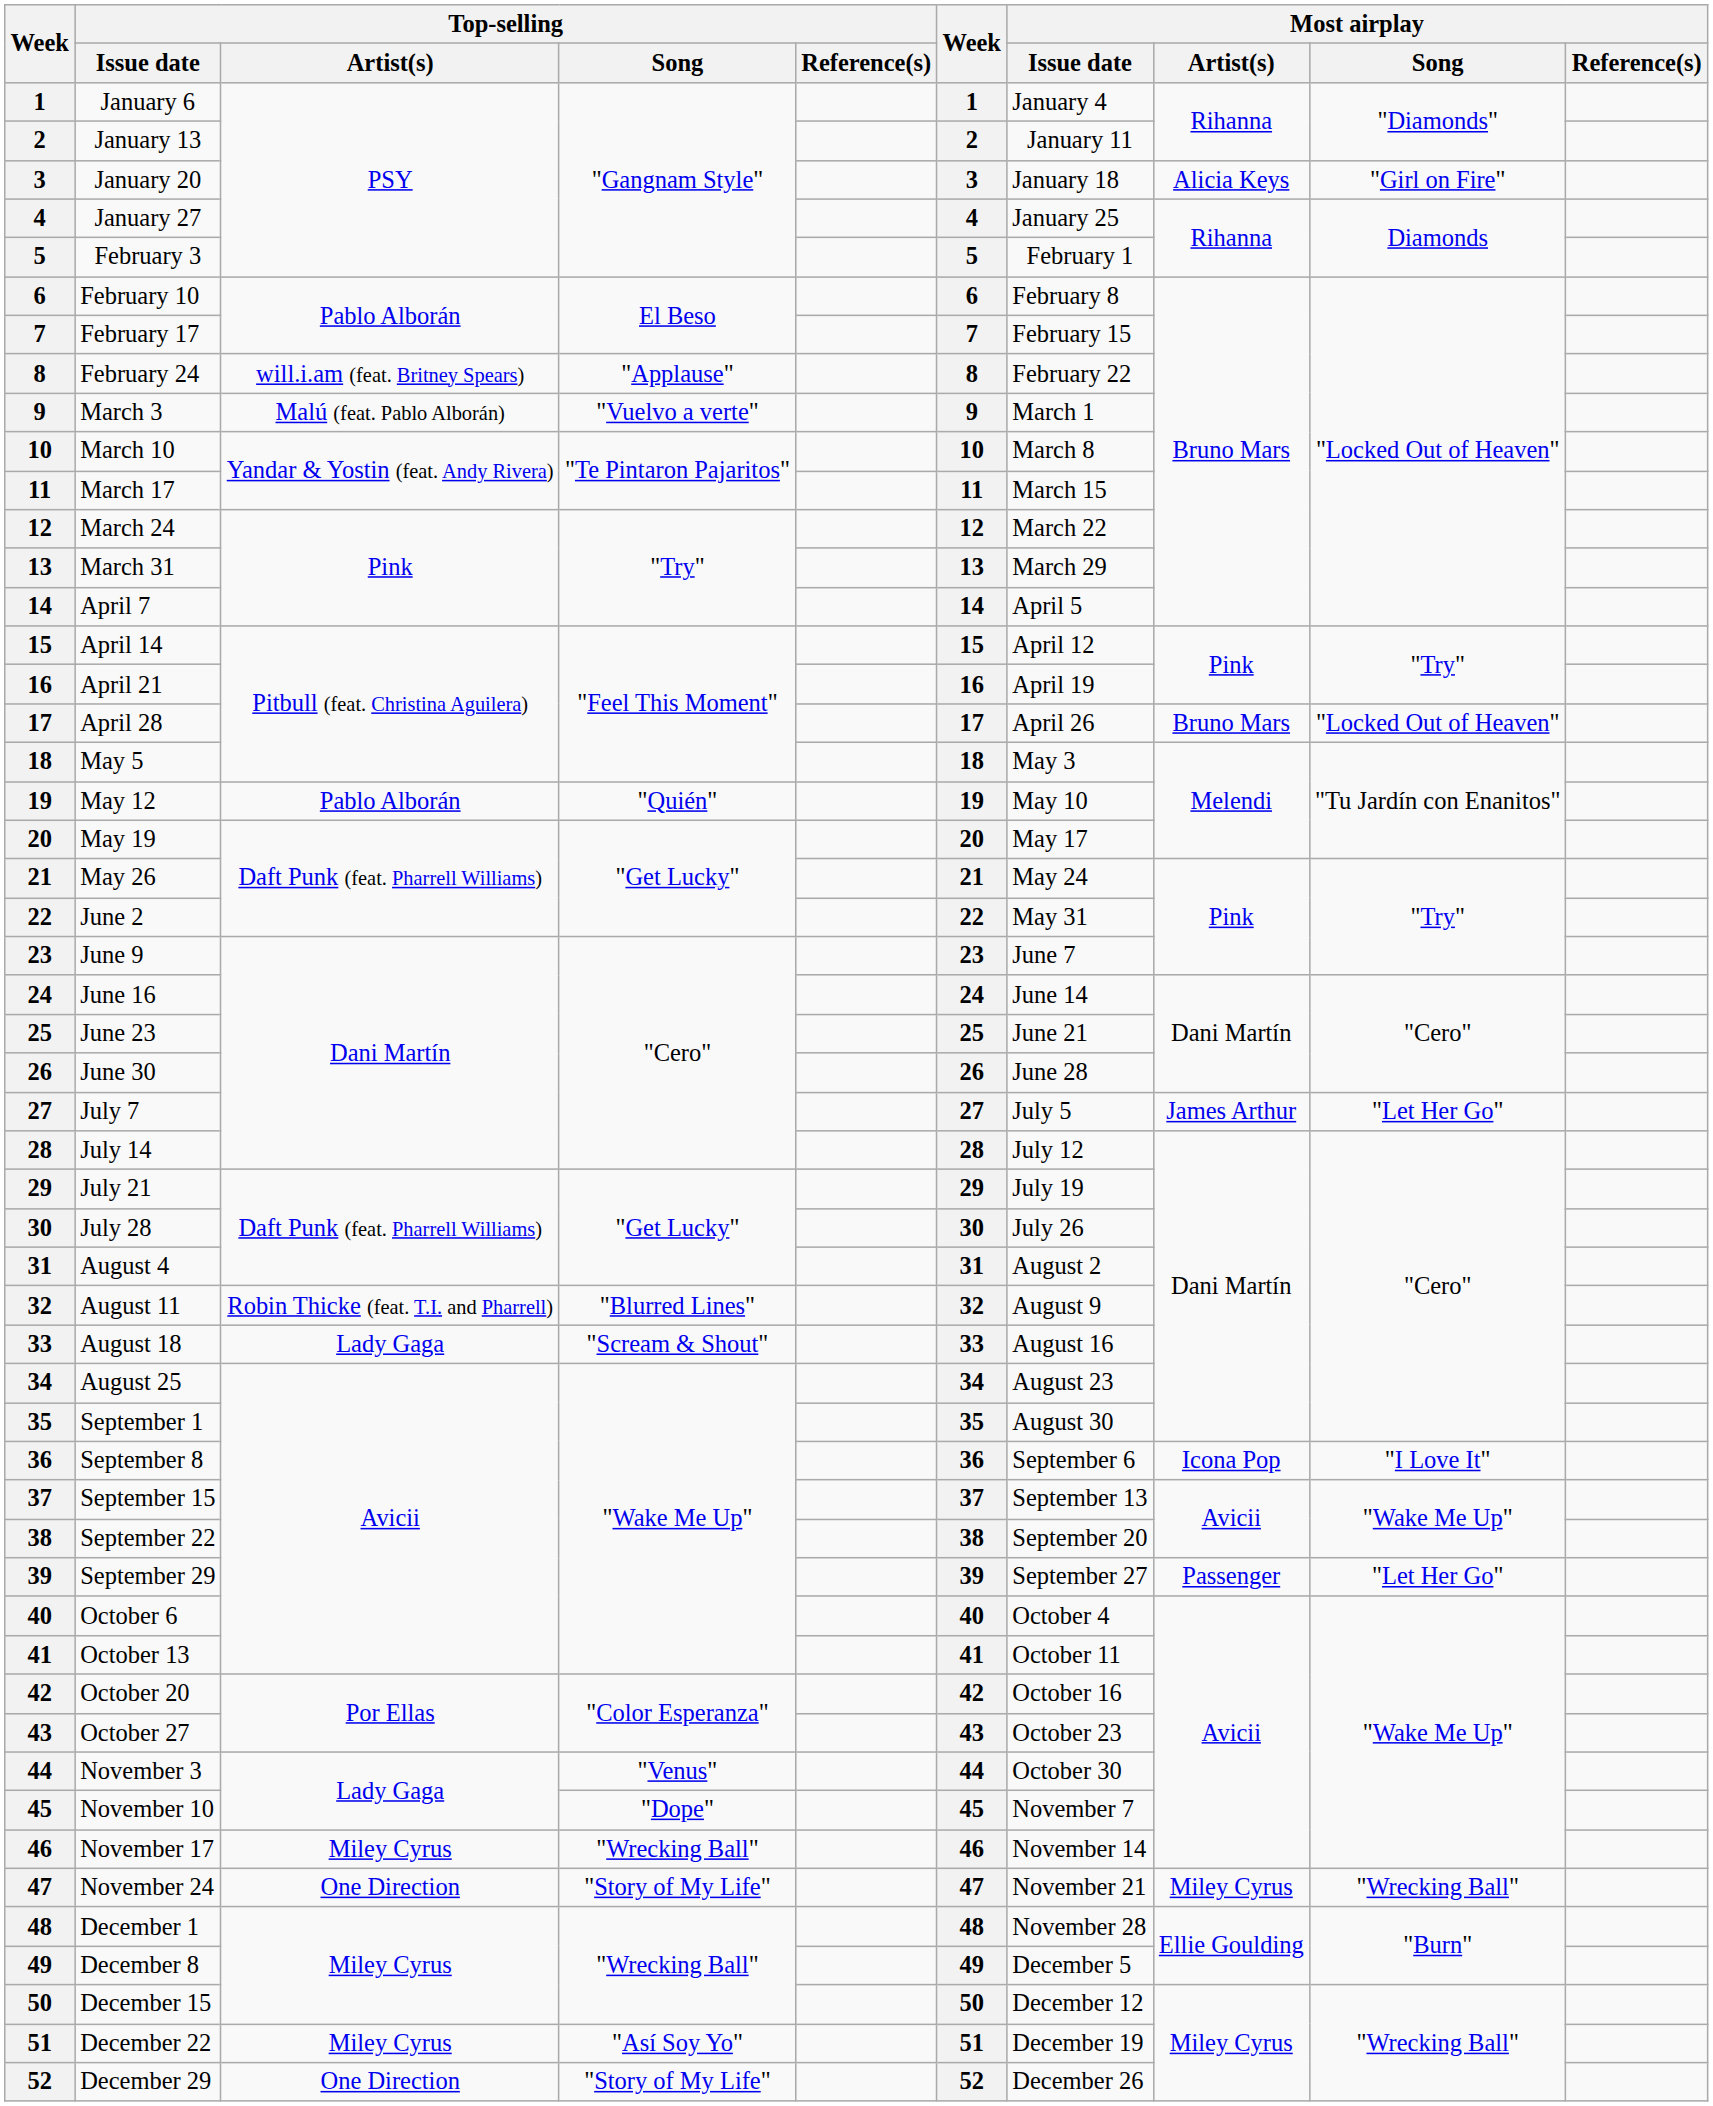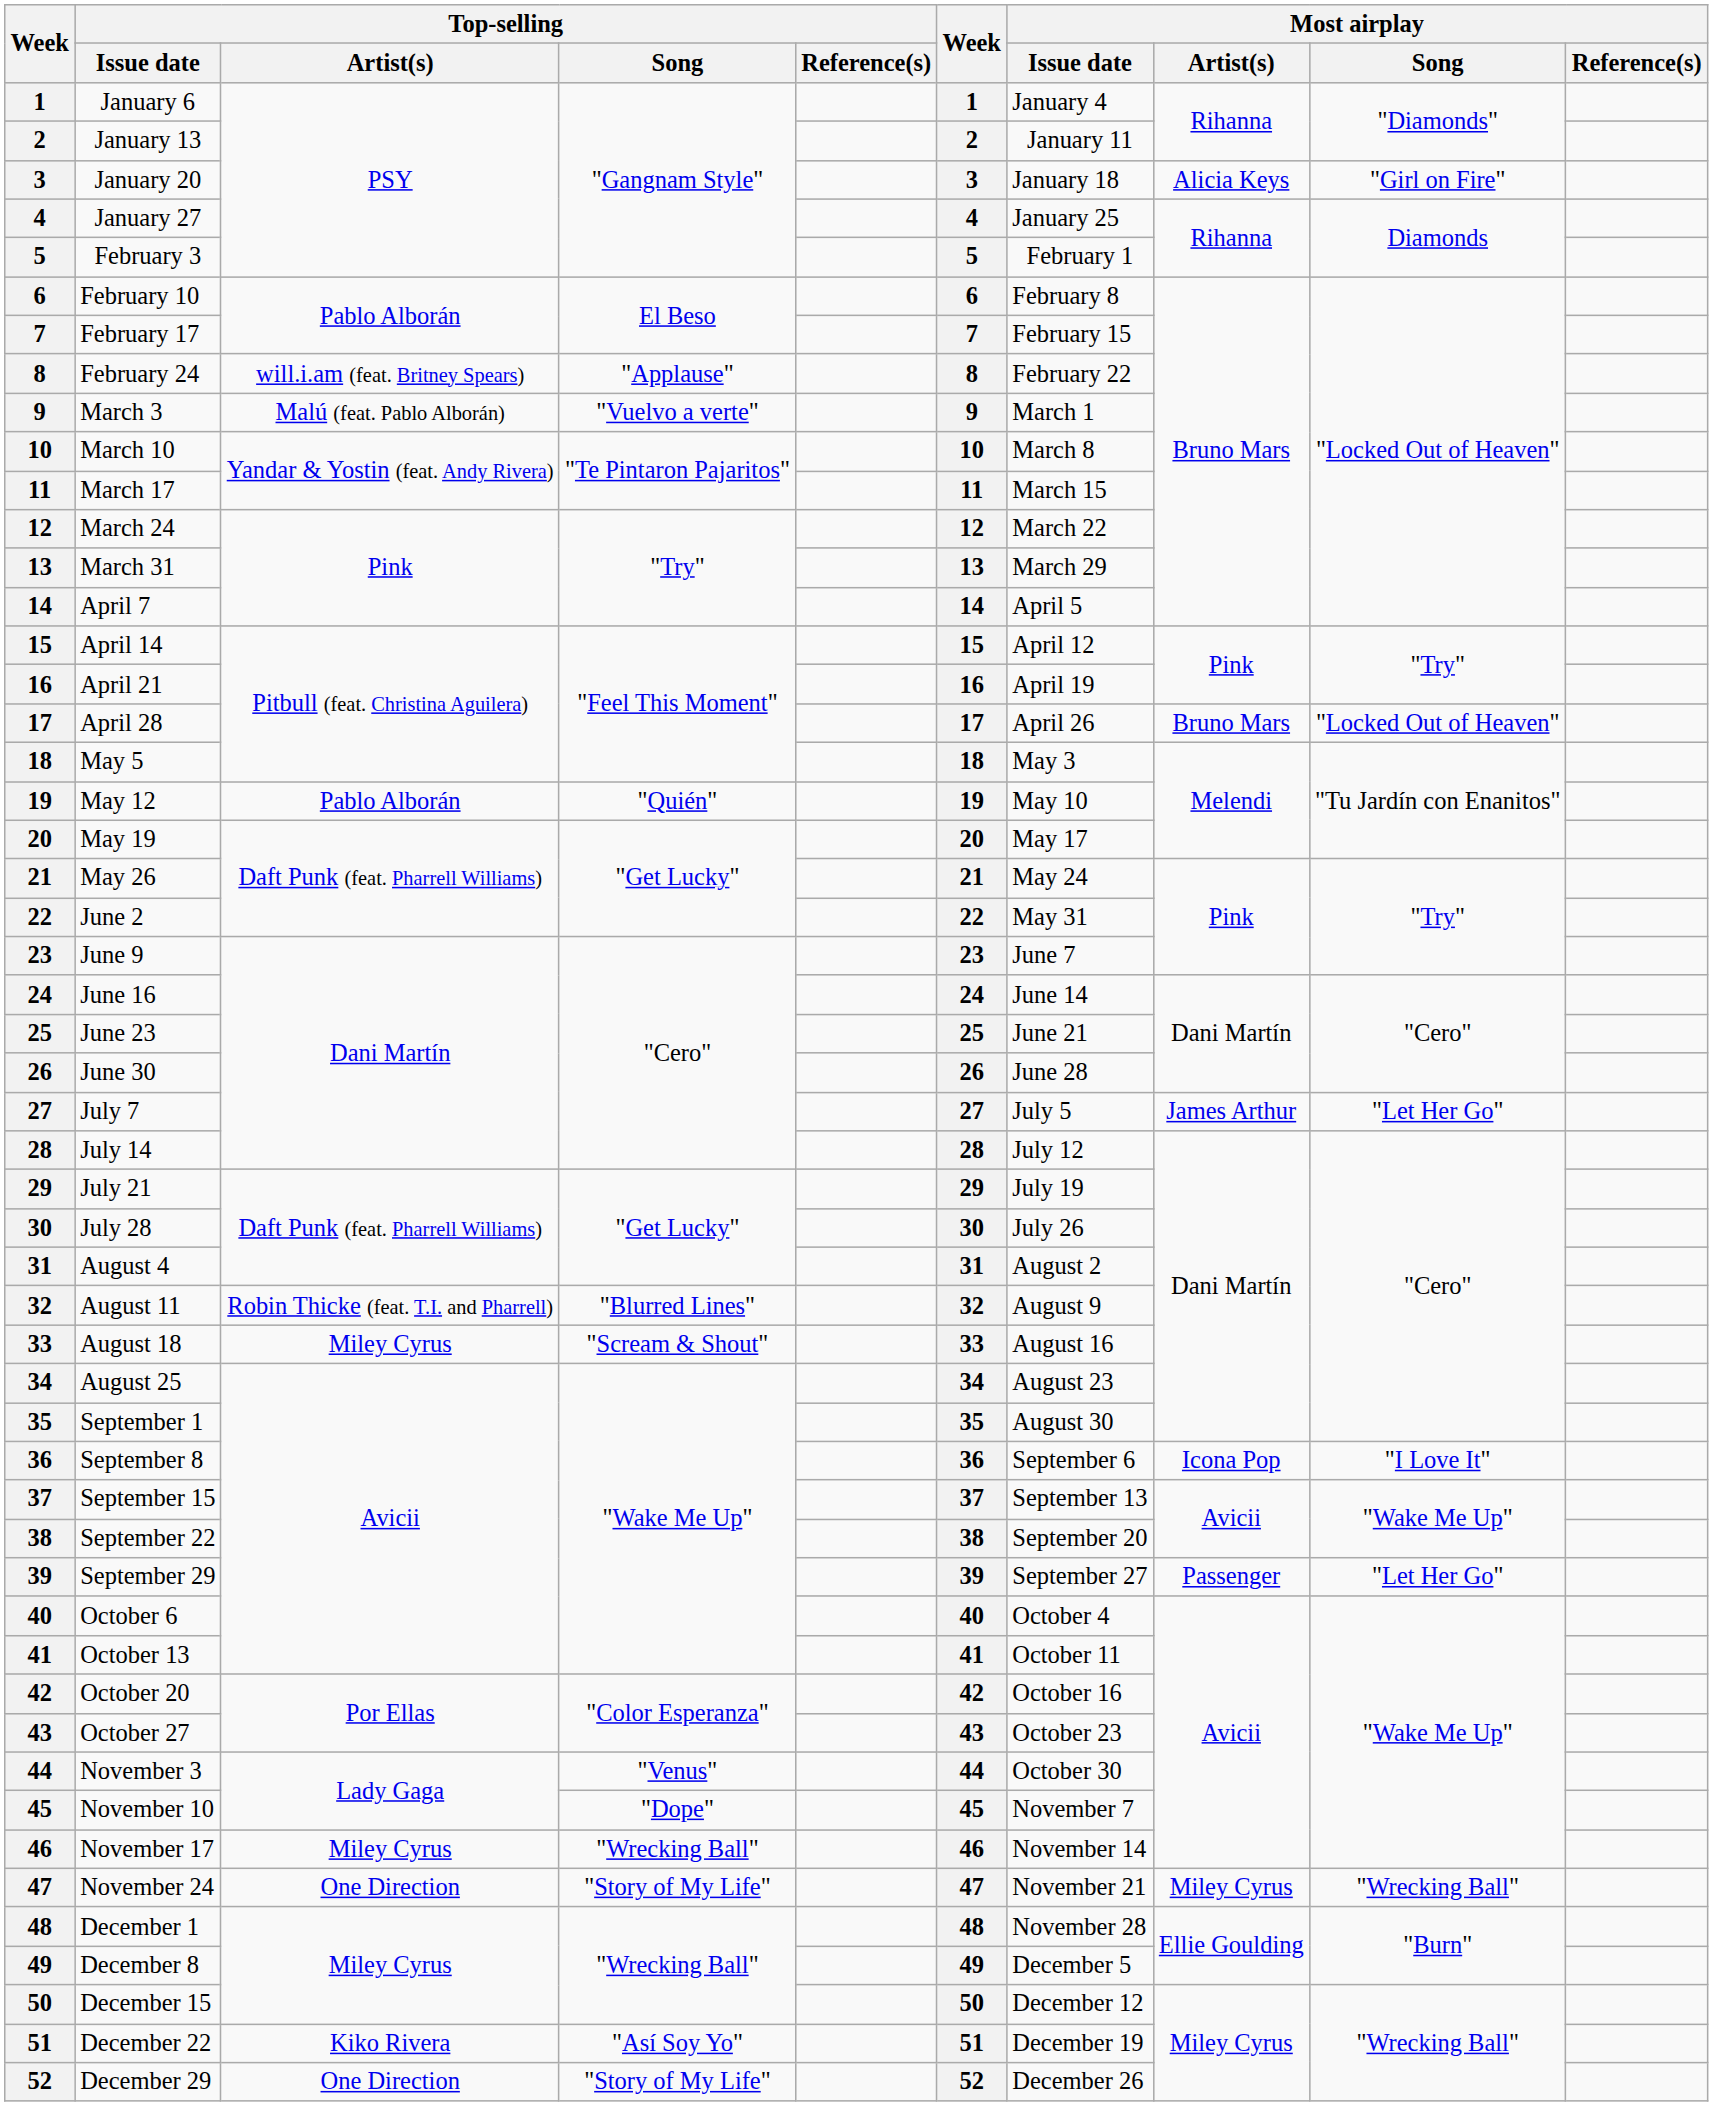(390, 1343) Lady Gaga -> (390, 1343) Miley Cyrus
(390, 2042) Miley Cyrus -> (390, 2042) Kiko Rivera
